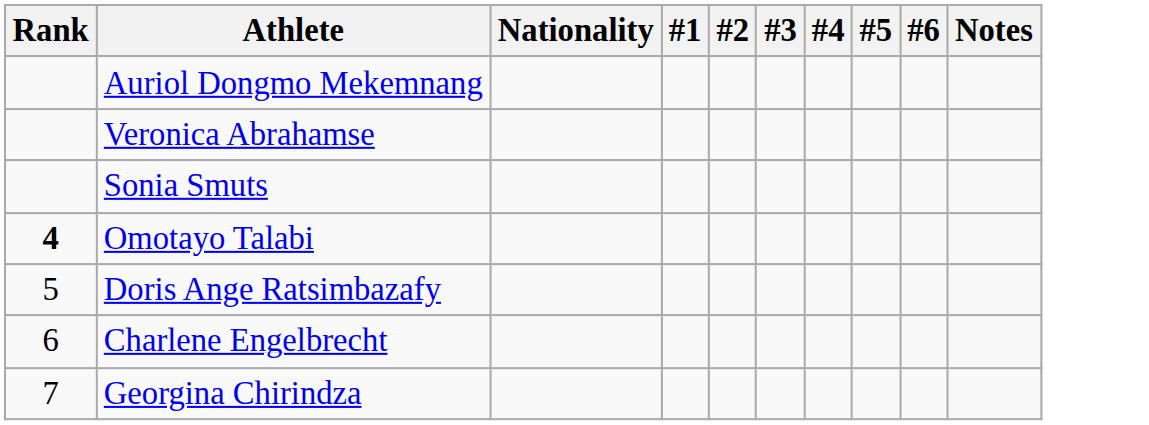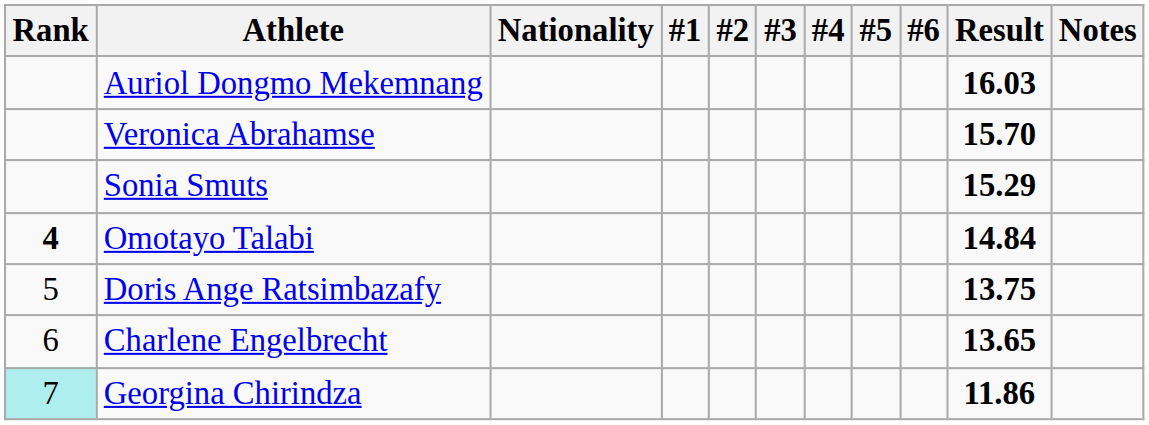+ column: (999, 30)
(51, 392) no background -> (51, 392) paleturquoise background
